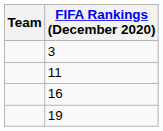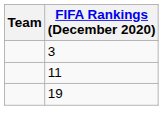- row: (55, 94)
